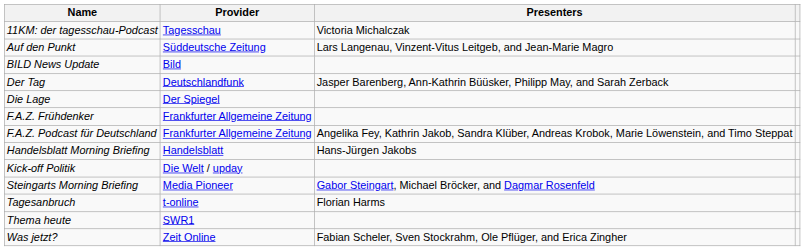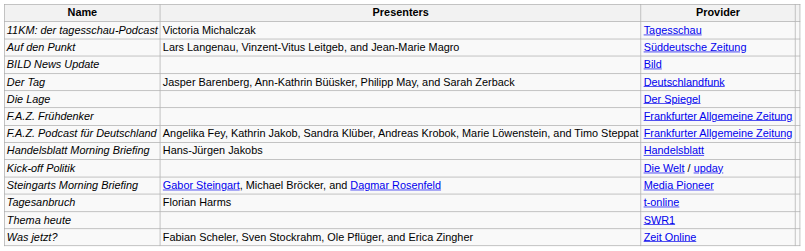columns swapped: (237, 13) <-> (555, 13)
